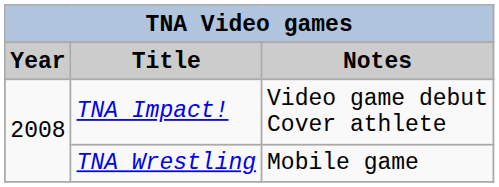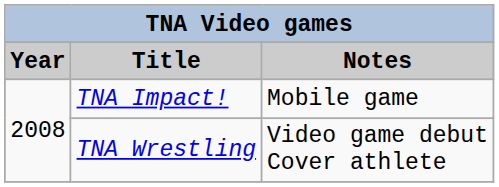(378, 112) Video game debut Cover athlete -> (343, 99) Mobile game
(343, 163) Mobile game -> (378, 149) Video game debut Cover athlete
